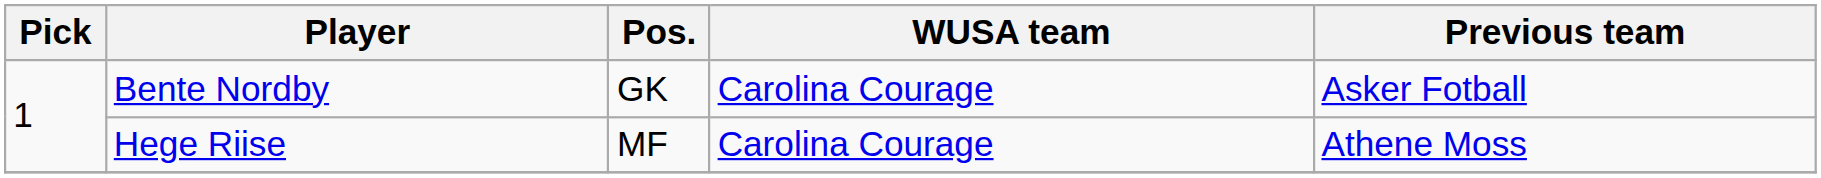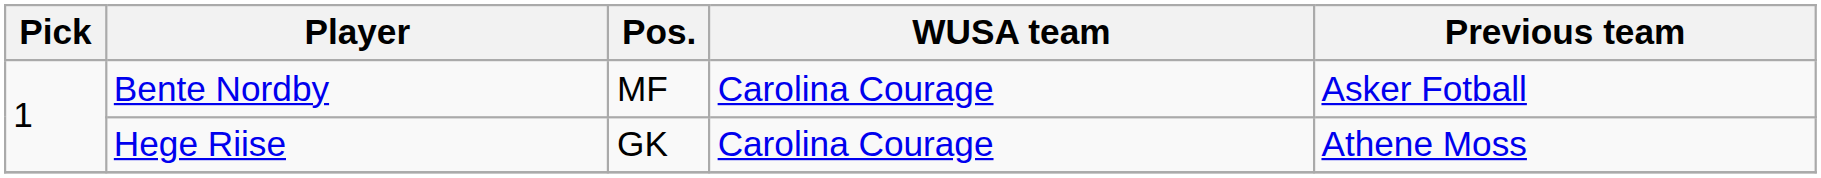(642, 88) GK -> (642, 88) MF
(642, 144) MF -> (642, 144) GK
